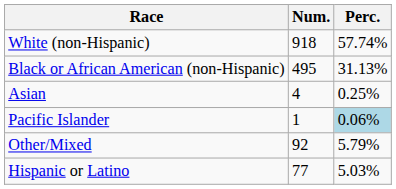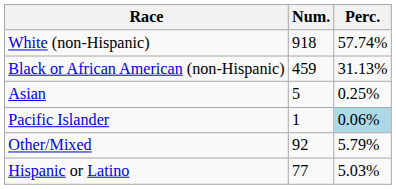(304, 68) 495 -> (304, 68) 459
(296, 94) 4 -> (296, 94) 5
